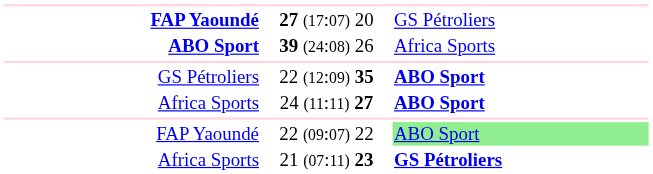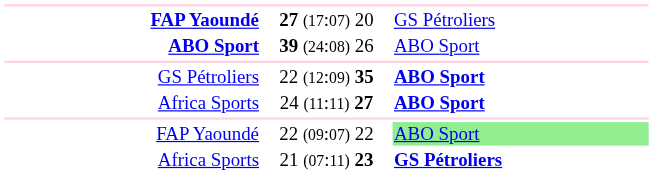(445, 46) Africa Sports -> (437, 46) ABO Sport
